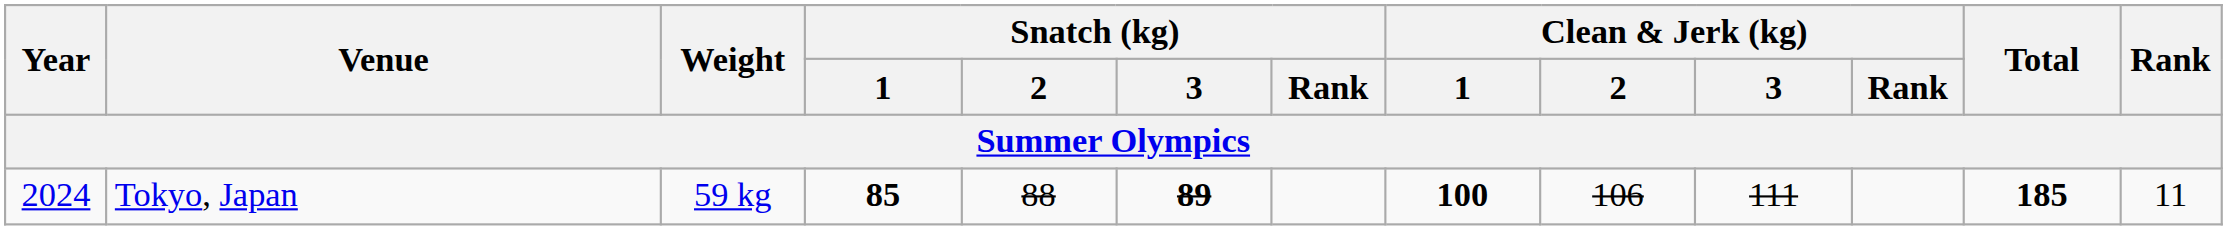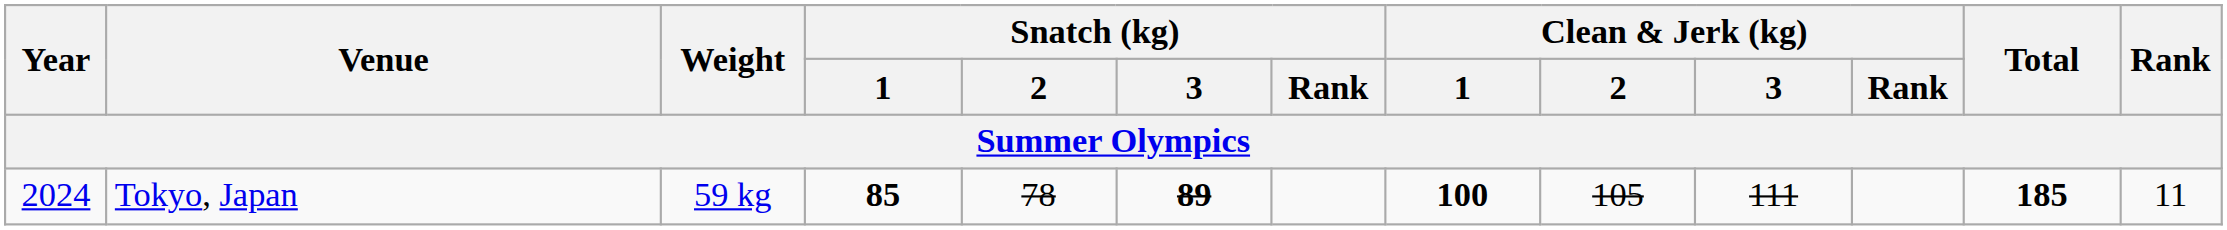(1039, 195) 88 -> (1039, 195) 78
(1618, 195) 106 -> (1618, 195) 105
